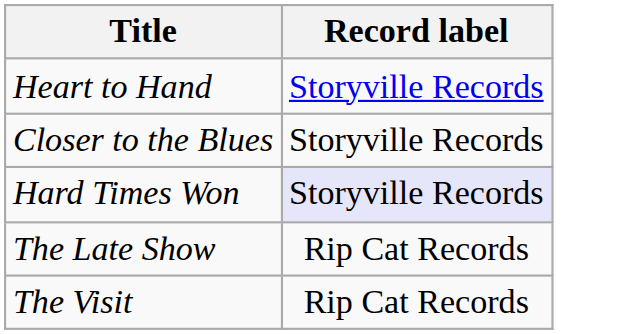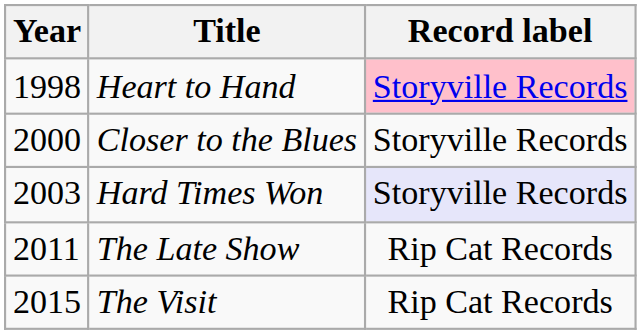+ column: (47, 31)
(416, 85) no background -> (500, 85) pink background
